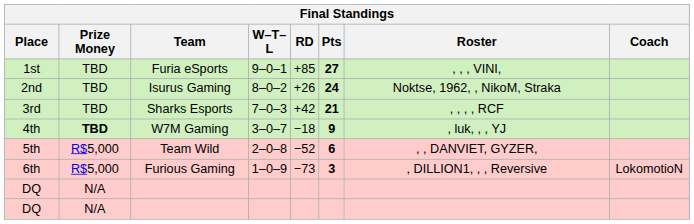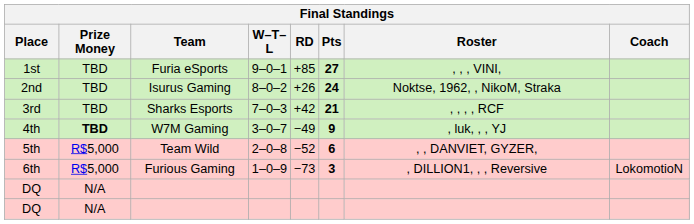(305, 128) −18 -> (305, 128) −49
